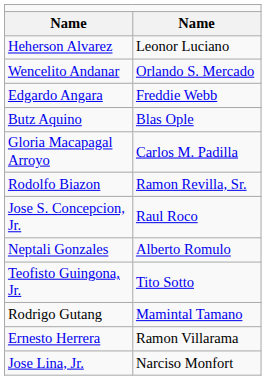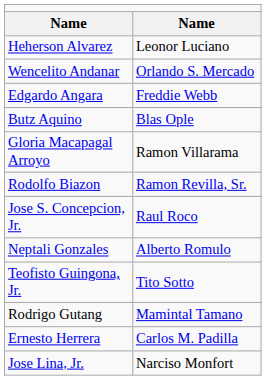(187, 152) Carlos M. Padilla -> (187, 152) Ramon Villarama
(187, 339) Ramon Villarama -> (187, 339) Carlos M. Padilla
